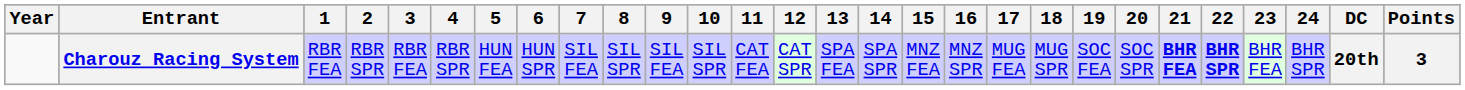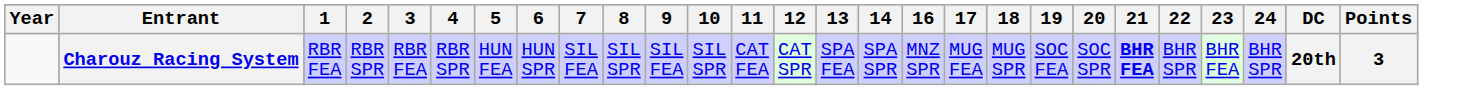- column: (923, 20)
(1222, 59) bold -> (1180, 59) normal
